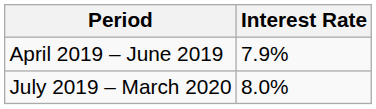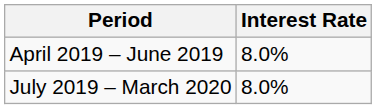(265, 53) 7.9% -> (265, 53) 8.0%
